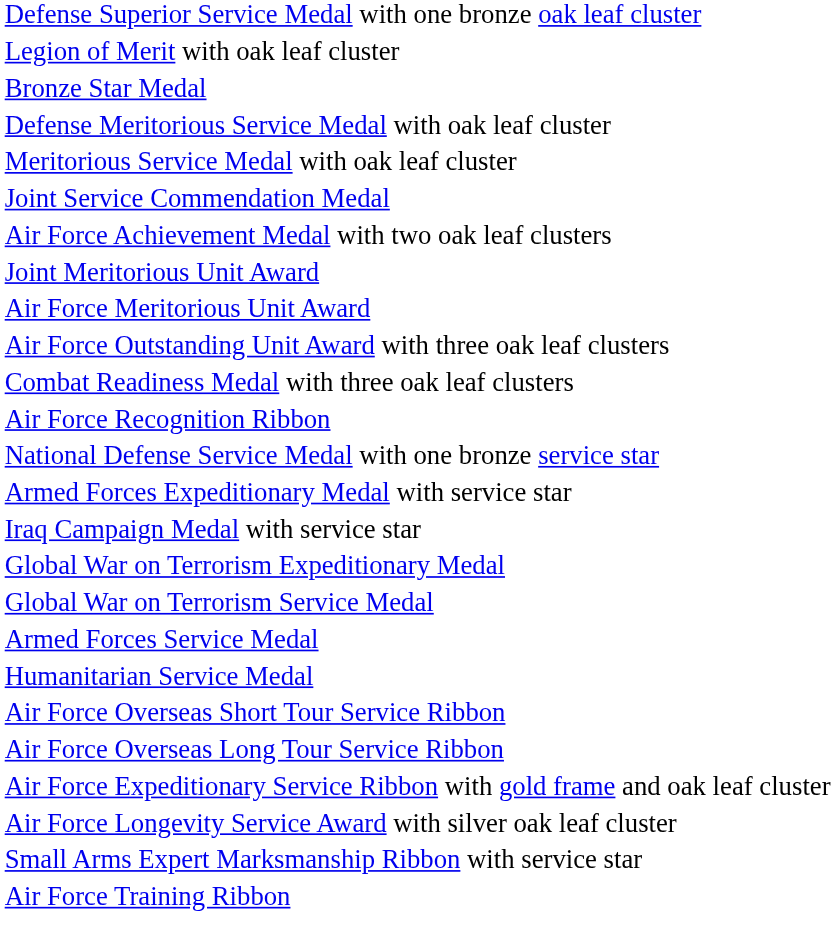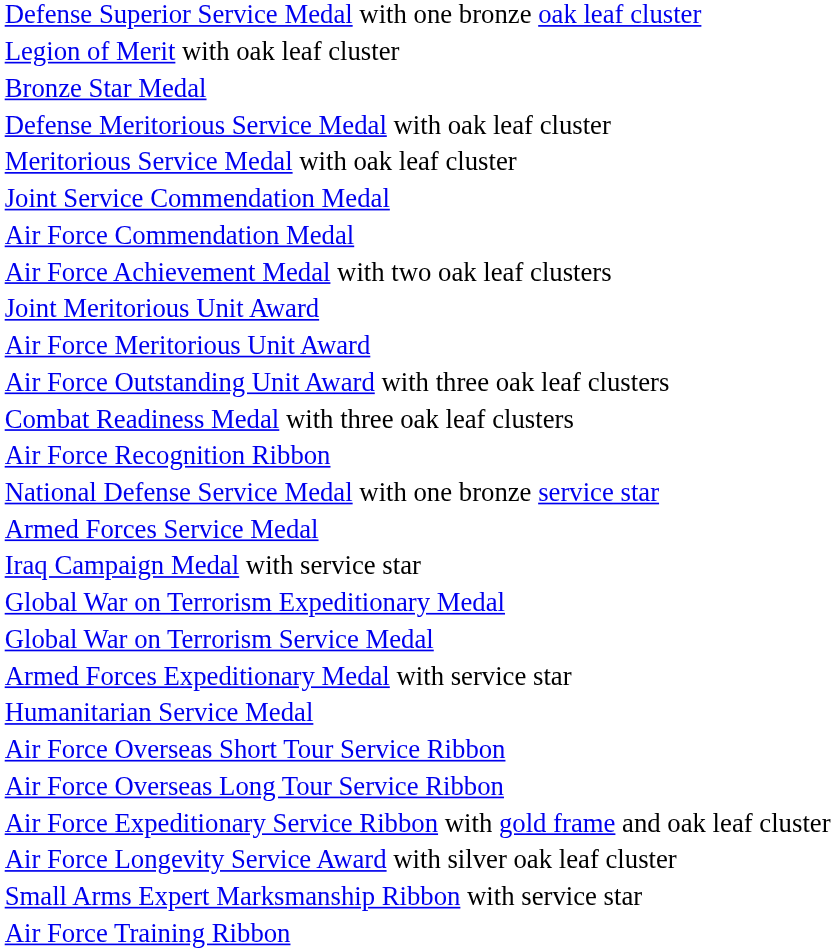+ row: (179, 235)
rows swapped: (288, 492) <-> (162, 639)
